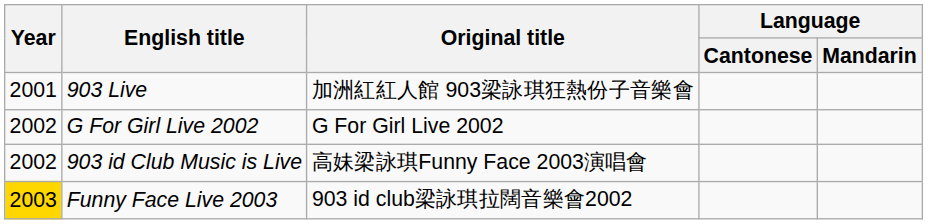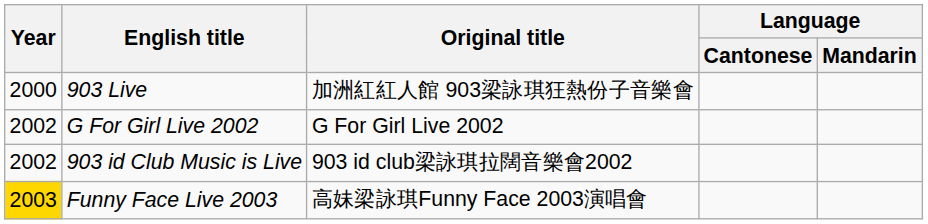(33, 90) 2001 -> (33, 90) 2000
(480, 161) 高妹梁詠琪Funny Face 2003演唱會 -> (472, 161) 903 id club梁詠琪拉闊音樂會2002
(472, 199) 903 id club梁詠琪拉闊音樂會2002 -> (480, 199) 高妹梁詠琪Funny Face 2003演唱會
